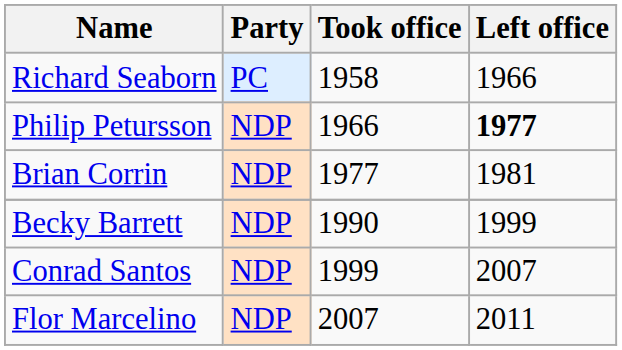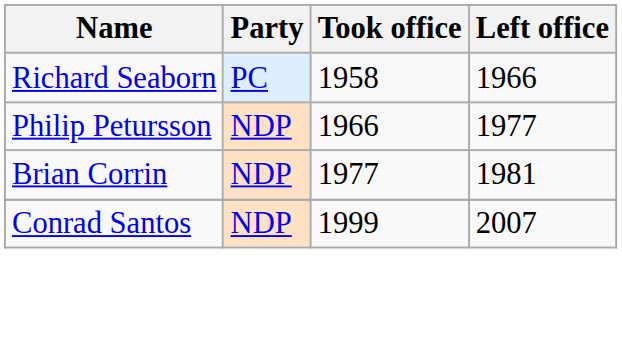(506, 125) bold -> (506, 125) normal
- row: (97, 222)
- row: (104, 319)
